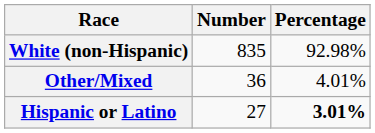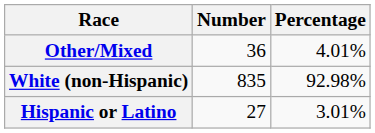rows swapped: (99, 50) <-> (99, 81)
(339, 111) bold -> (341, 111) normal
